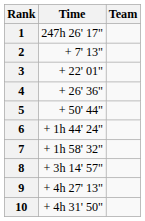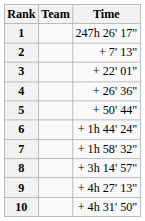columns swapped: (123, 14) <-> (72, 14)
